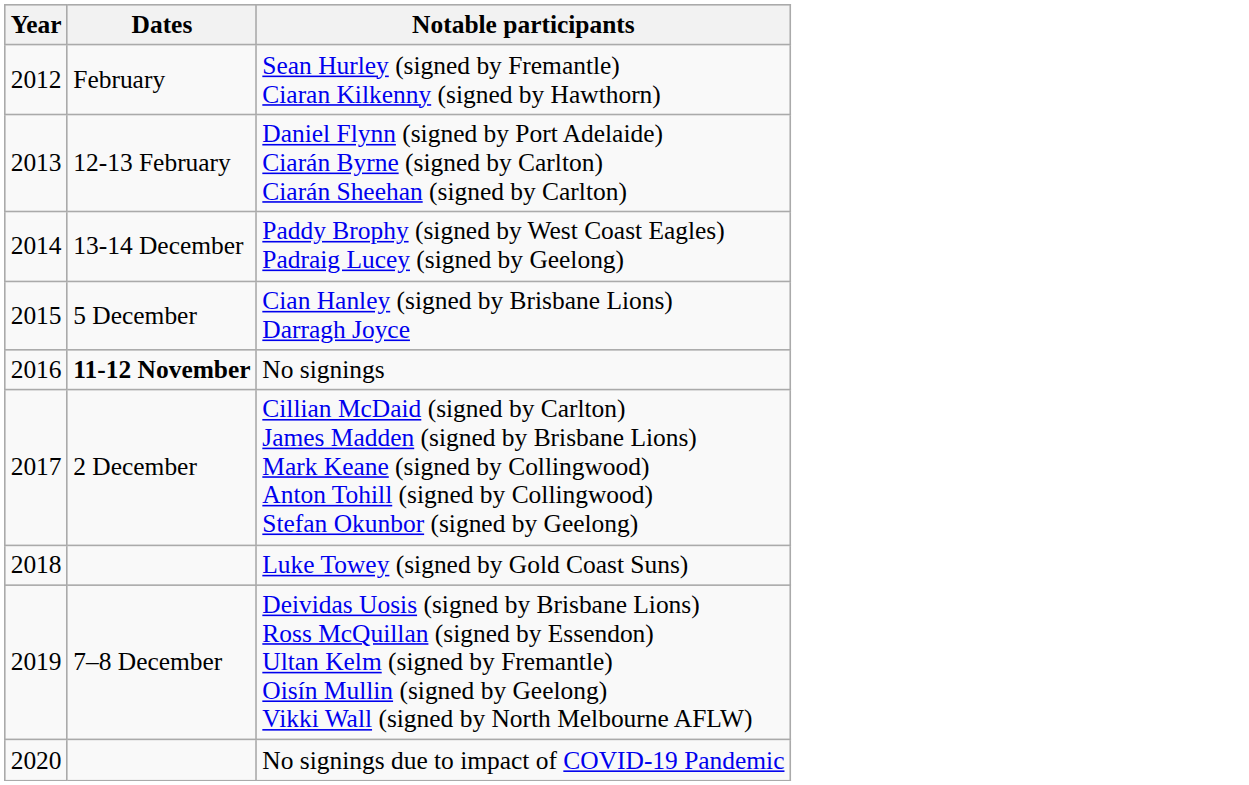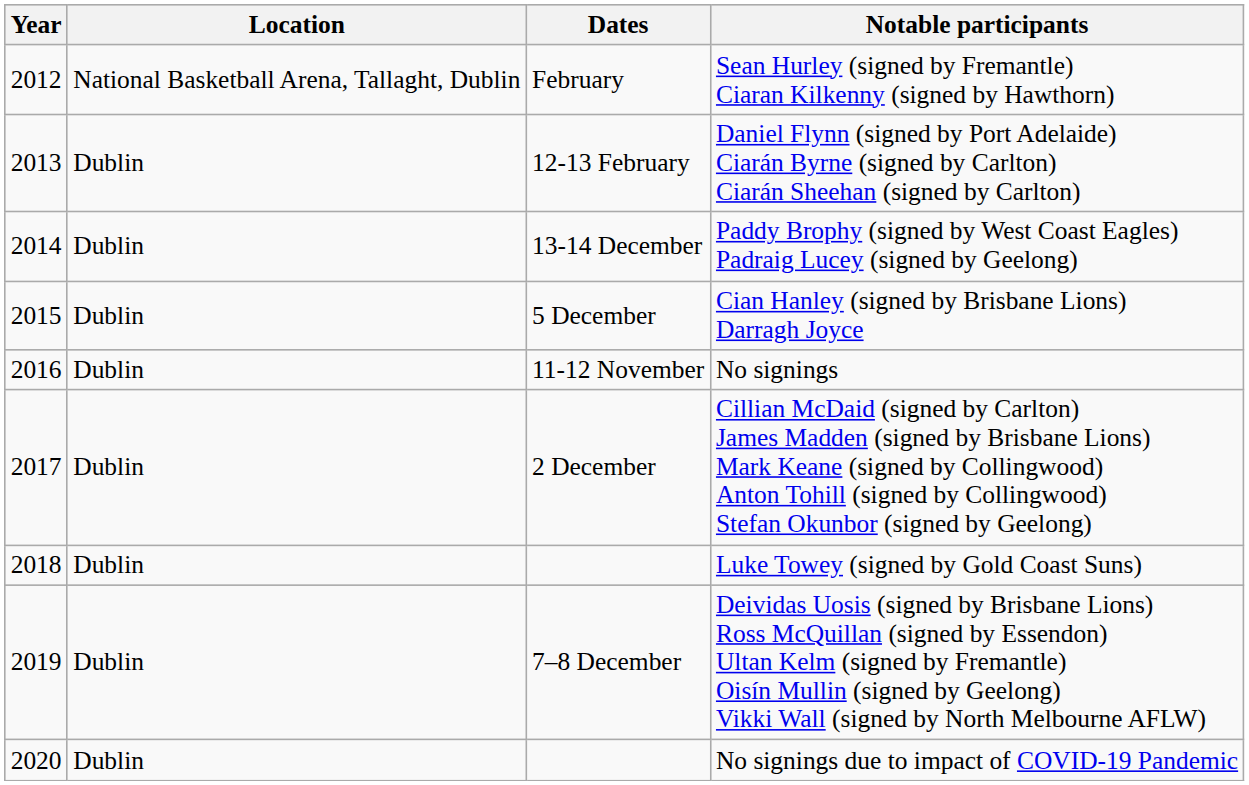+ column: (297, 24)
(162, 369) bold -> (618, 369) normal
